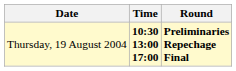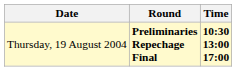columns swapped: (145, 13) <-> (196, 13)
